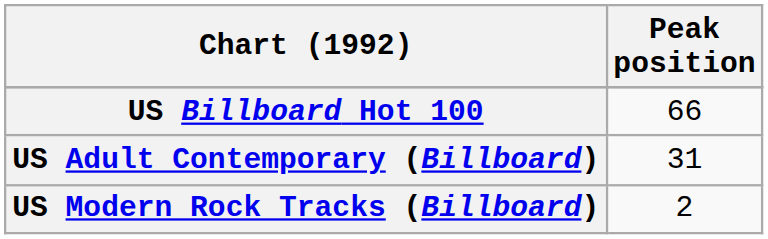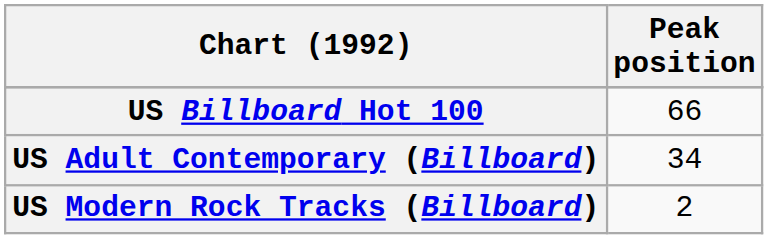(685, 160) 31 -> (685, 160) 34
